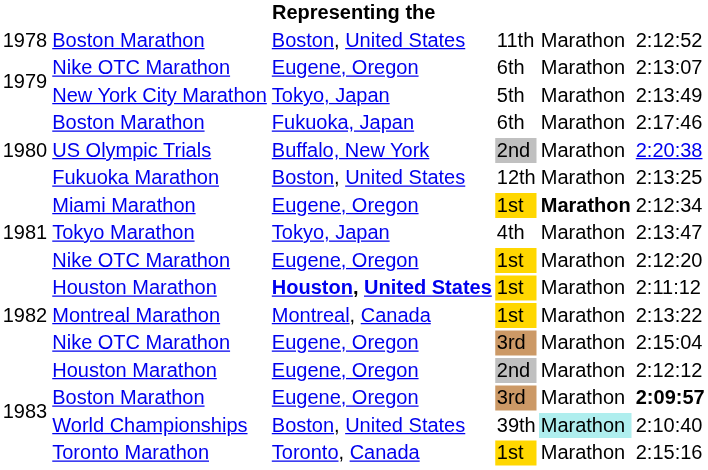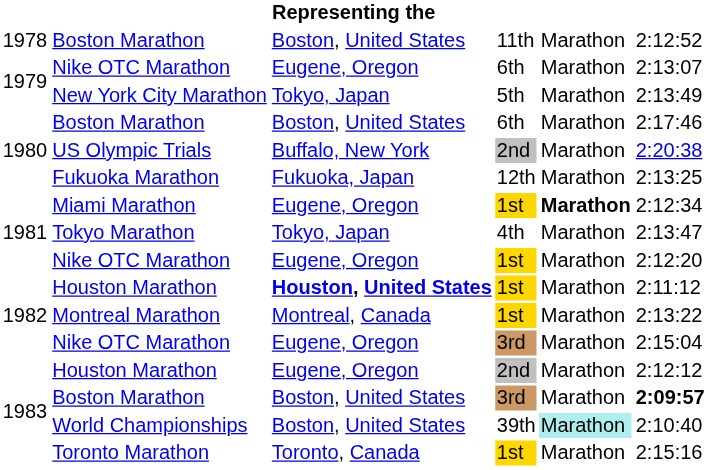(343, 122) Fukuoka, Japan -> (369, 122) Boston, United States
(369, 177) Boston, United States -> (343, 177) Fukuoka, Japan
(345, 397) Eugene, Oregon -> (369, 397) Boston, United States
